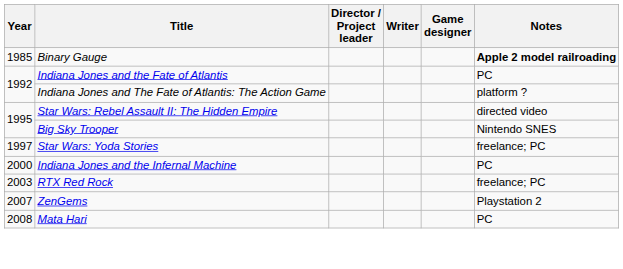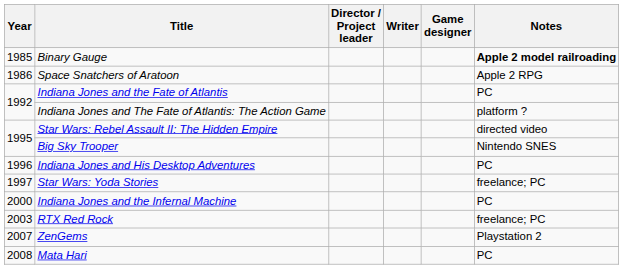+ row: (108, 75)
+ row: (146, 165)
